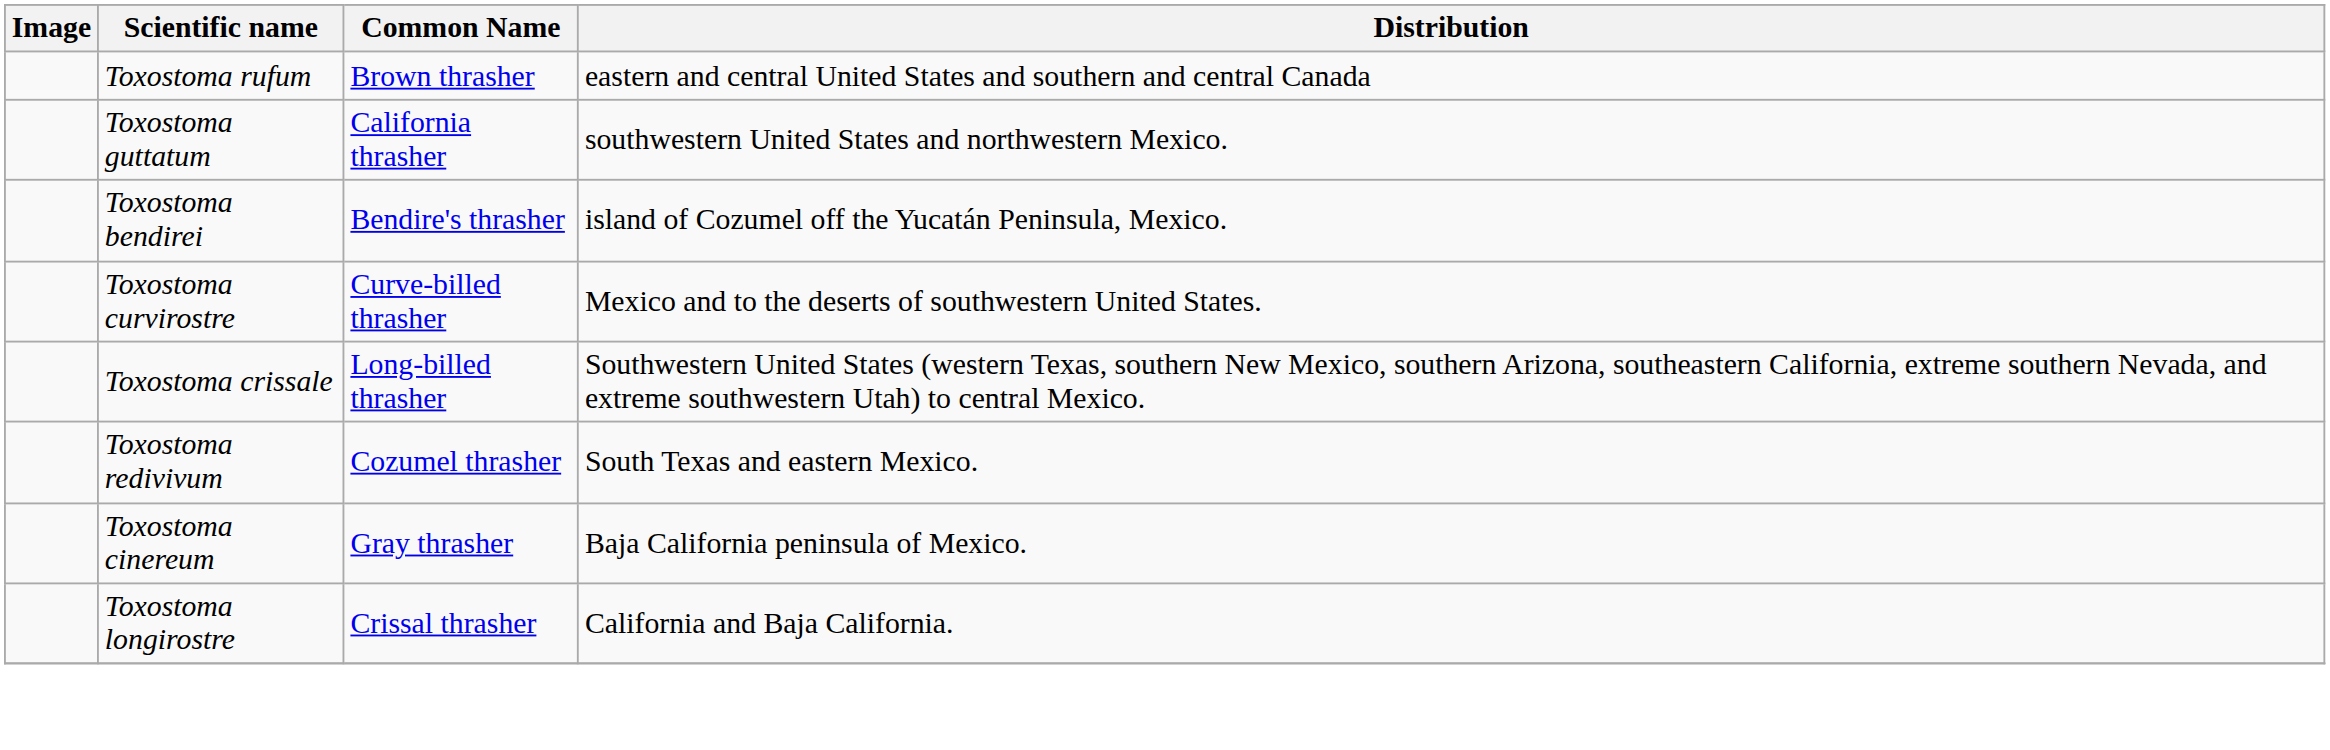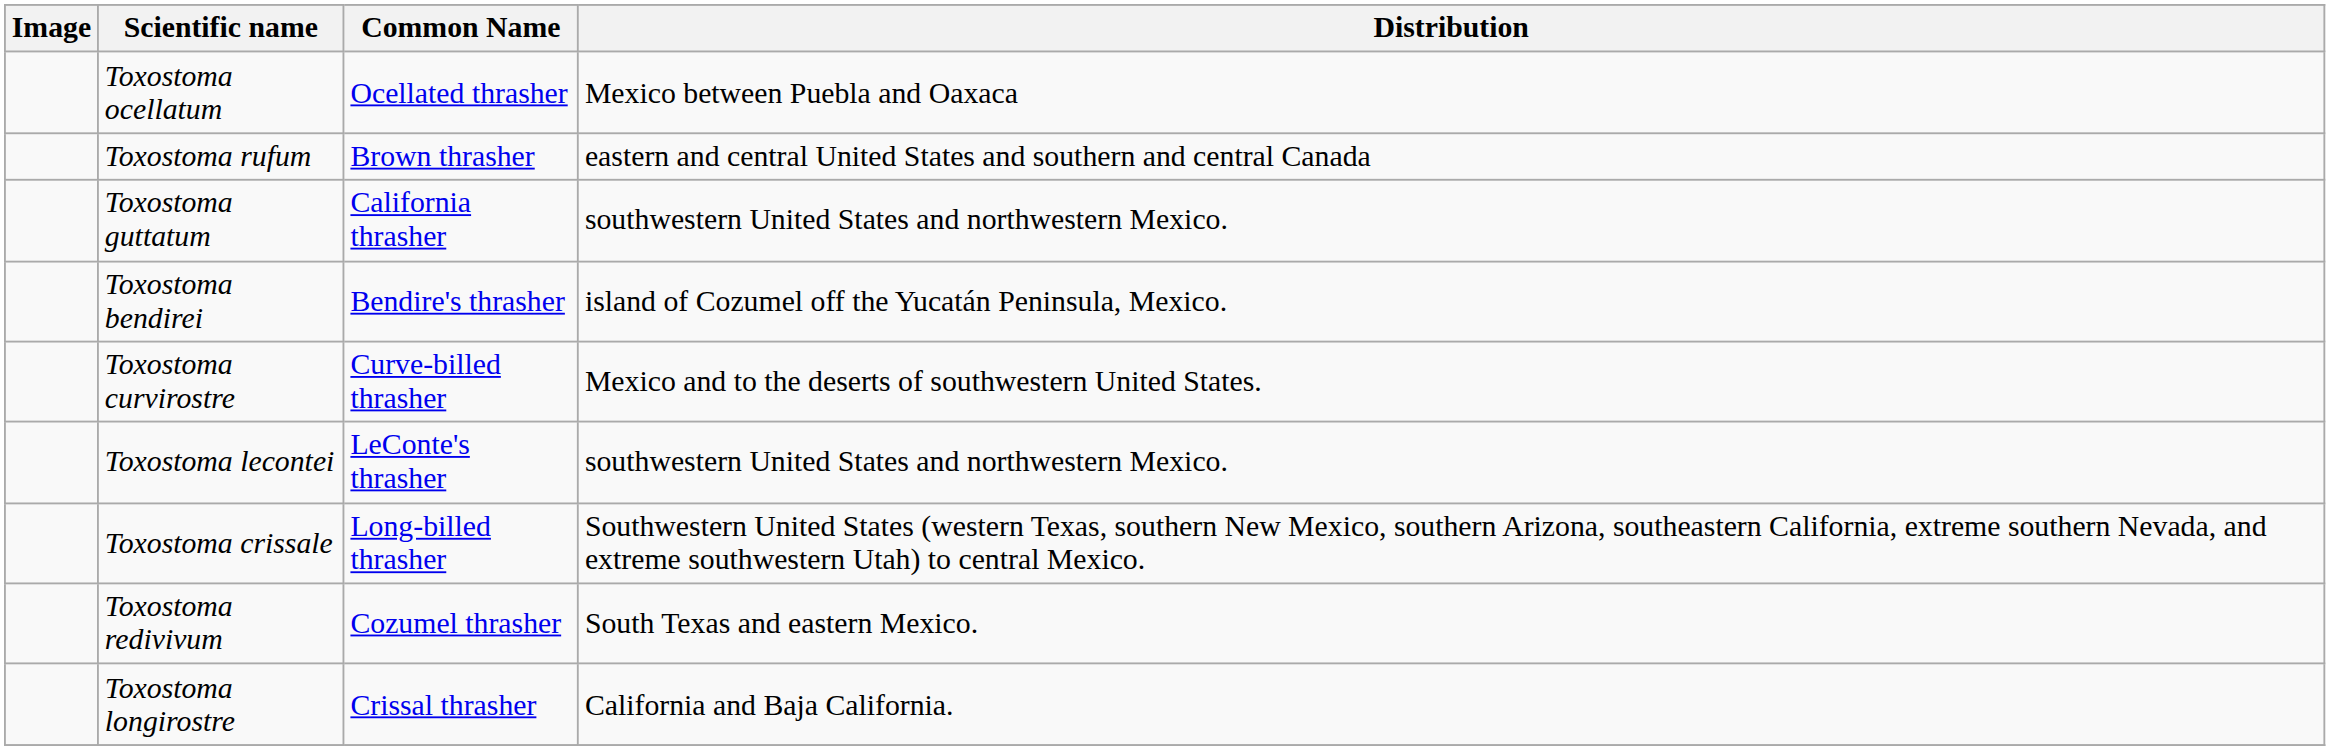+ row: (169, 92)
+ row: (220, 461)
- row: (169, 542)
